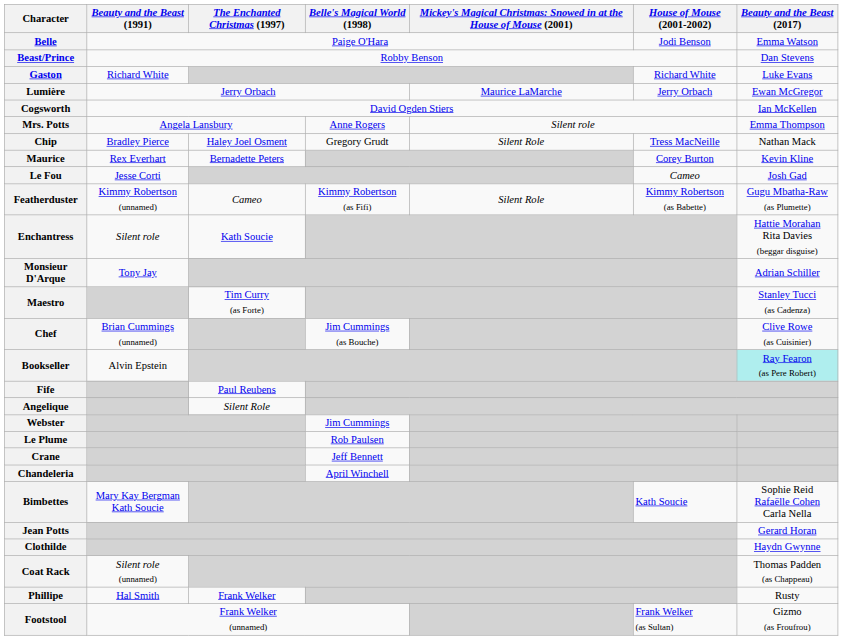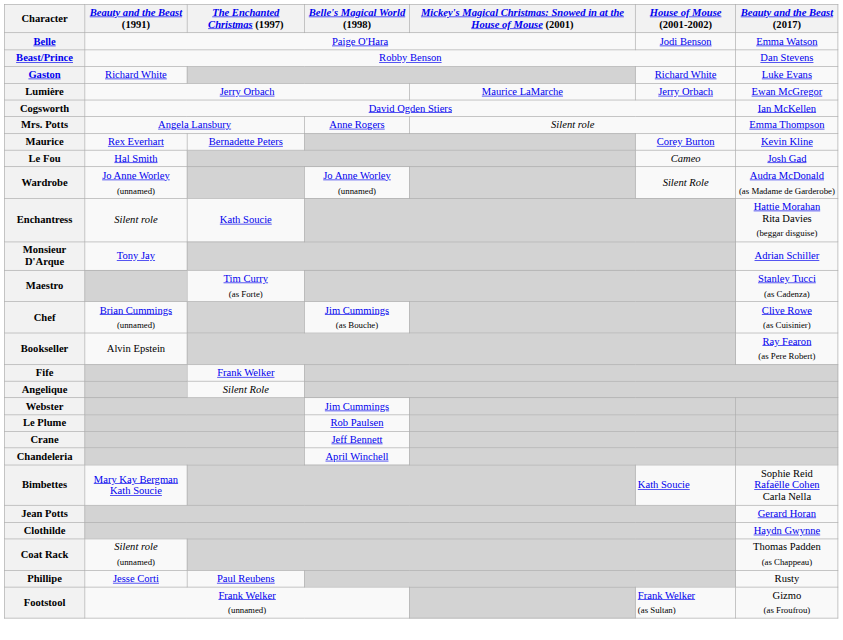- row: (46, 141)
(138, 175) Jesse Corti -> (136, 158) Hal Smith
+ row: (45, 182)
- row: (46, 199)
(787, 365) paleturquoise background -> (787, 348) no background
(247, 389) Paul Reubens -> (246, 372) Frank Welker
(138, 595) Hal Smith -> (136, 578) Jesse Corti
(247, 595) Frank Welker -> (246, 578) Paul Reubens
